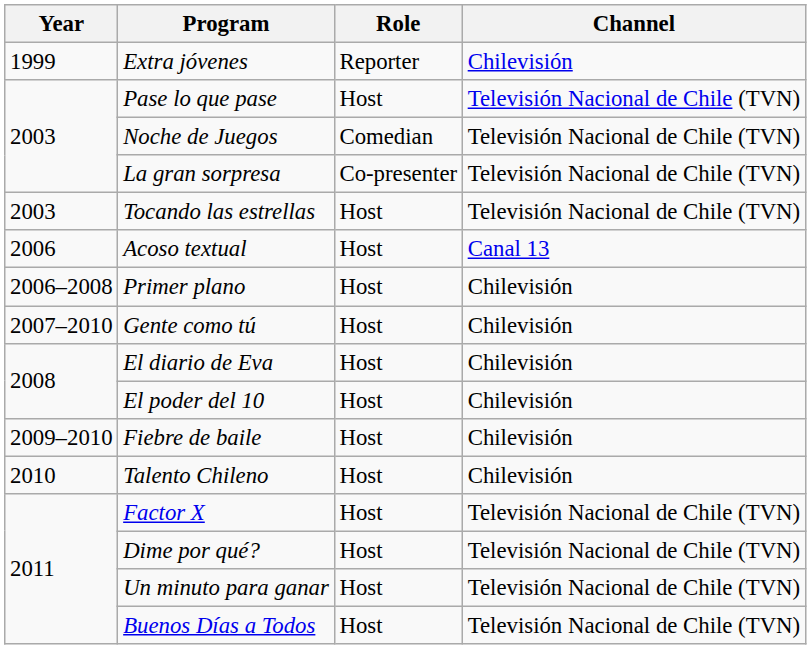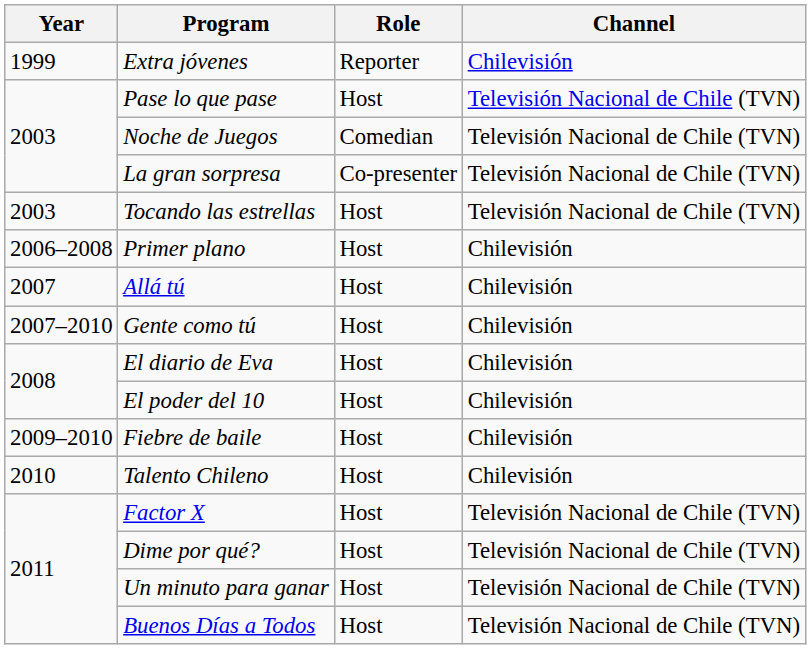- row: (185, 249)
+ row: (154, 286)
